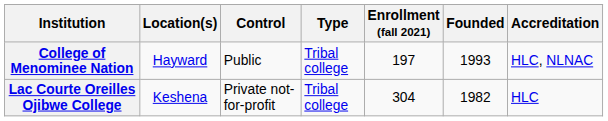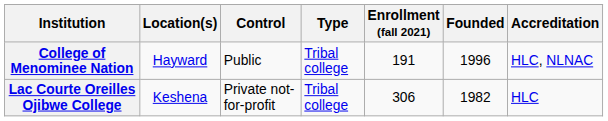(404, 61) 197 -> (404, 61) 191
(475, 61) 1993 -> (475, 61) 1996
(404, 98) 304 -> (404, 98) 306
